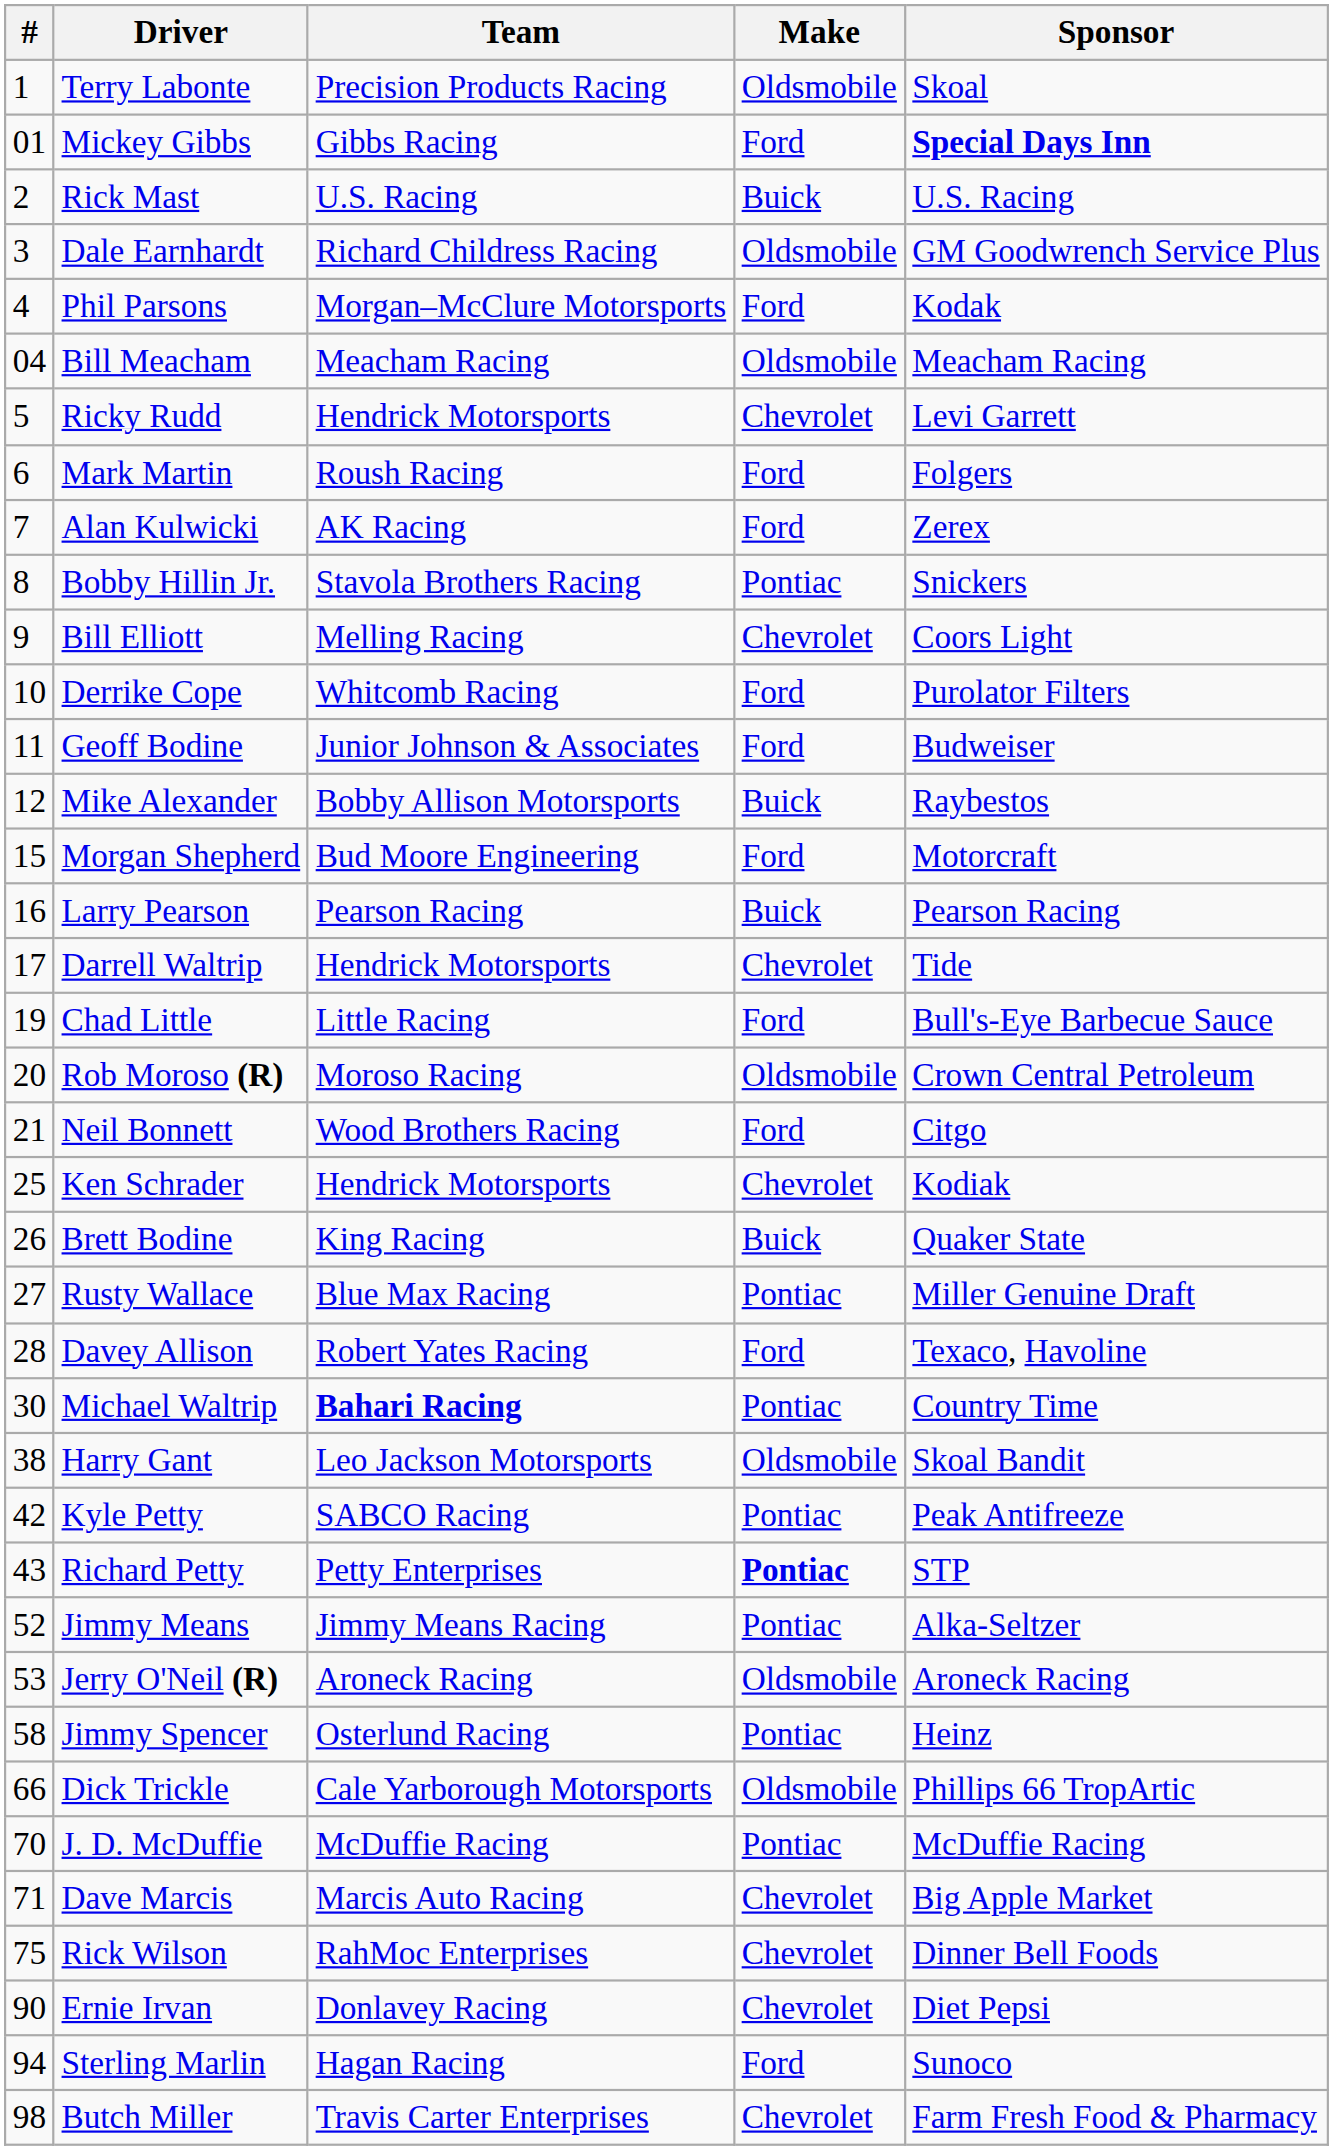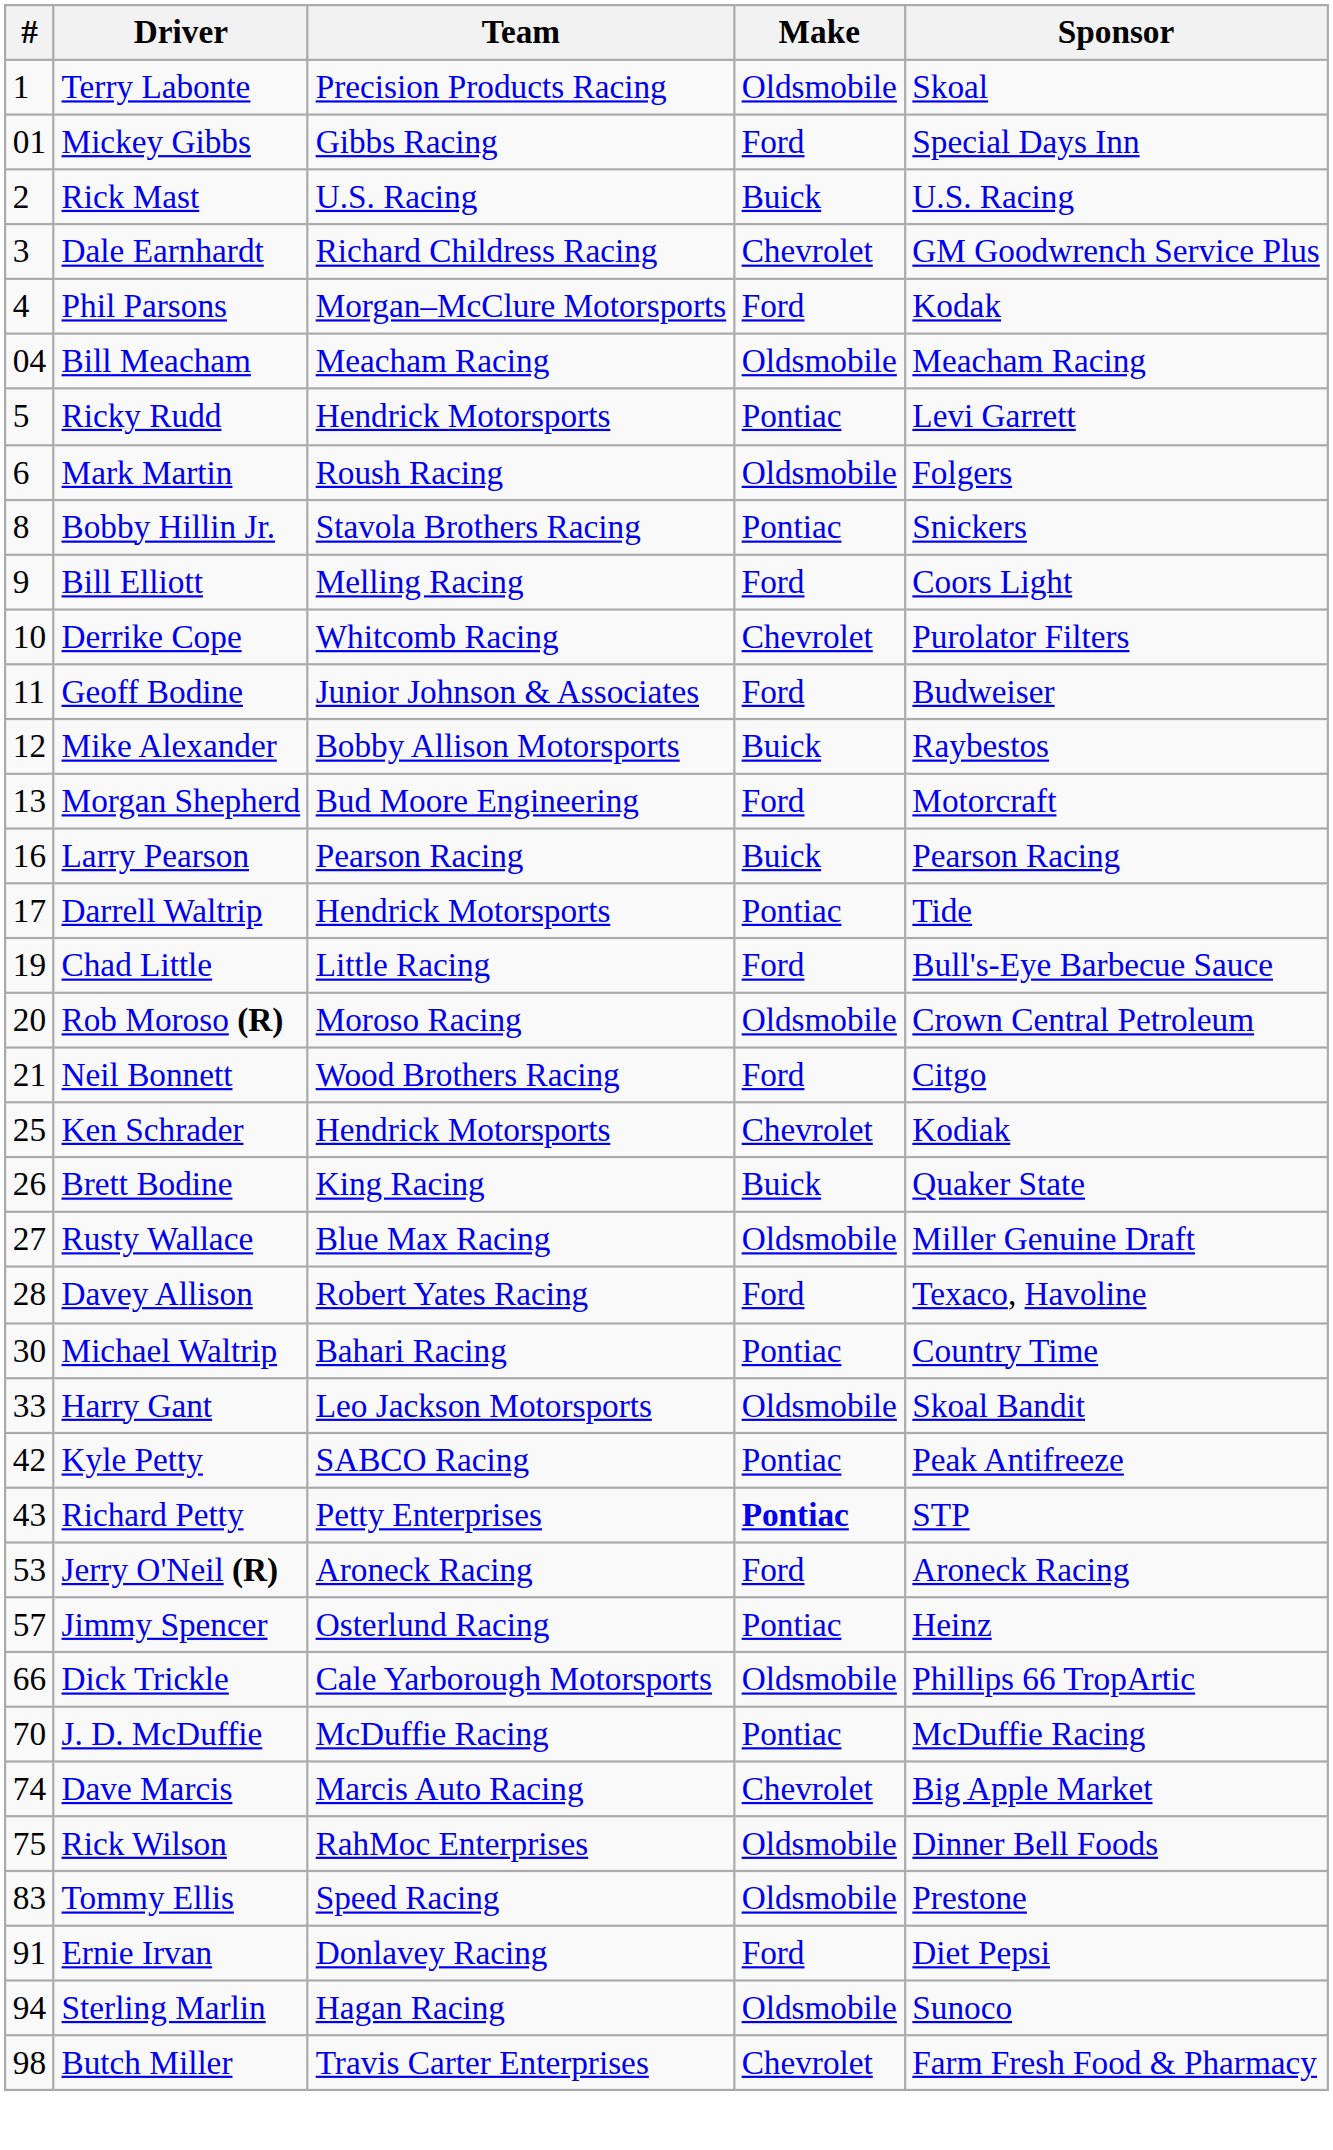(1032, 141) bold -> (1026, 141) normal
(819, 251) Oldsmobile -> (807, 251) Chevrolet
(807, 416) Chevrolet -> (792, 416) Pontiac
(773, 471) Ford -> (819, 471) Oldsmobile
- row: (160, 526)
(807, 635) Chevrolet -> (773, 580) Ford
(773, 690) Ford -> (807, 635) Chevrolet
(29, 855) 15 -> (29, 800) 13
(807, 965) Chevrolet -> (792, 910) Pontiac
(792, 1294) Pontiac -> (819, 1239) Oldsmobile
(419, 1404) bold -> (411, 1349) normal
(29, 1459) 38 -> (29, 1404) 33
- row: (155, 1623)
(819, 1678) Oldsmobile -> (773, 1568) Ford
(29, 1733) 58 -> (29, 1623) 57
(29, 1898) 71 -> (29, 1788) 74
(807, 1953) Chevrolet -> (819, 1843) Oldsmobile
+ row: (148, 1898)
(29, 2008) 90 -> (29, 1953) 91
(807, 2008) Chevrolet -> (773, 1953) Ford
(773, 2062) Ford -> (819, 2008) Oldsmobile
